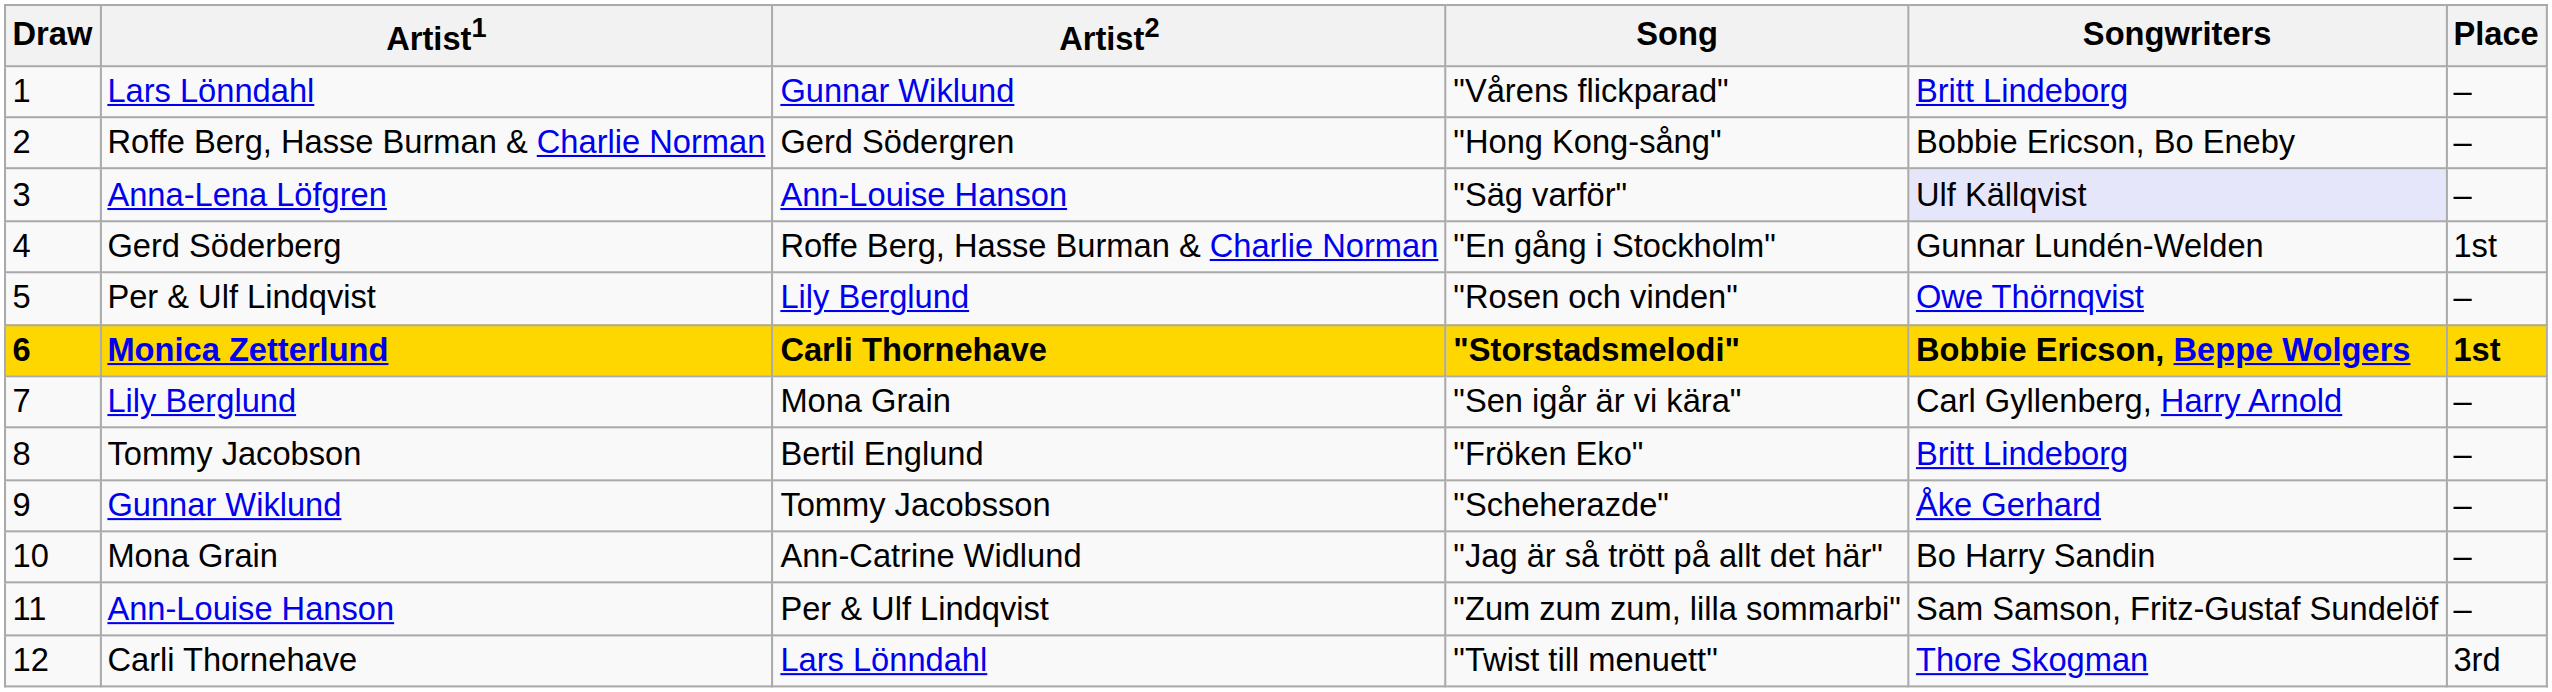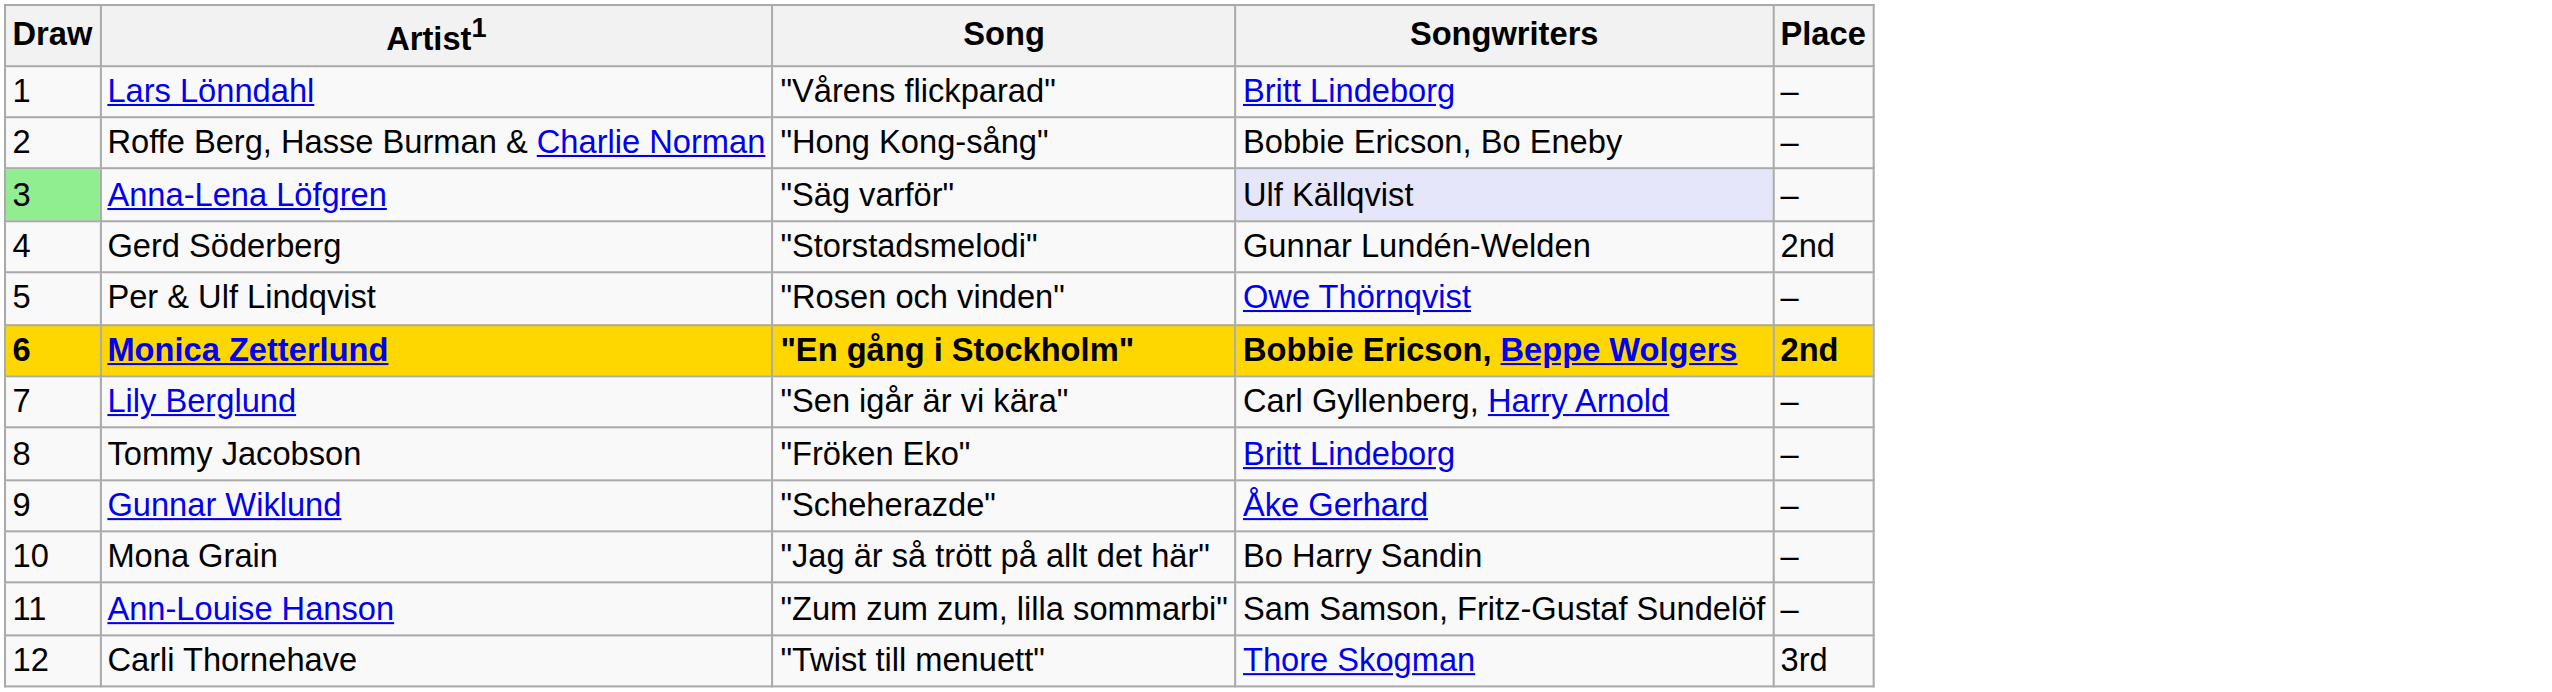- column: (1109, 34)
(22, 194) no background -> (22, 194) lightgreen background
(1615, 246) "En gång i Stockholm" -> (909, 246) "Storstadsmelodi"
(2475, 246) 1st -> (1808, 246) 2nd
(1597, 349) "Storstadsmelodi" -> (957, 349) "En gång i Stockholm"
(2477, 349) 1st -> (1810, 349) 2nd
